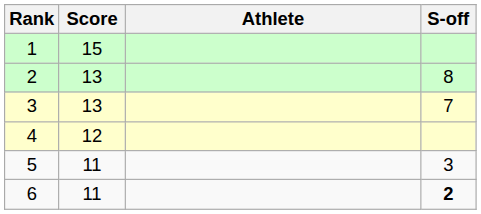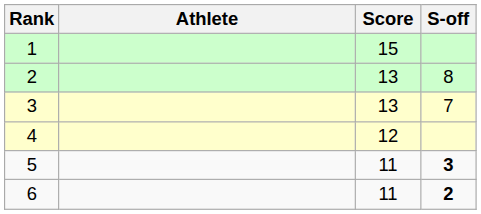columns swapped: (273, 19) <-> (92, 19)
(448, 164) normal -> (448, 164) bold
